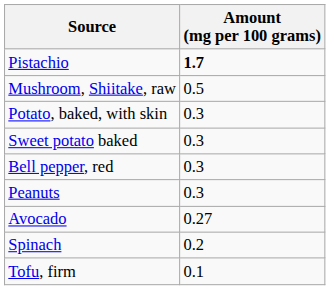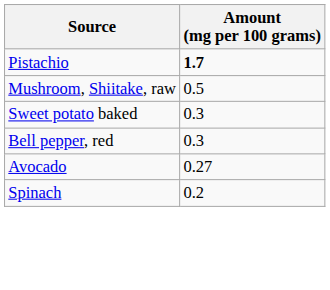- row: (88, 114)
- row: (34, 192)
- row: (42, 271)
